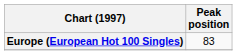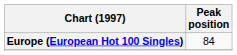(209, 41) 83 -> (209, 41) 84
